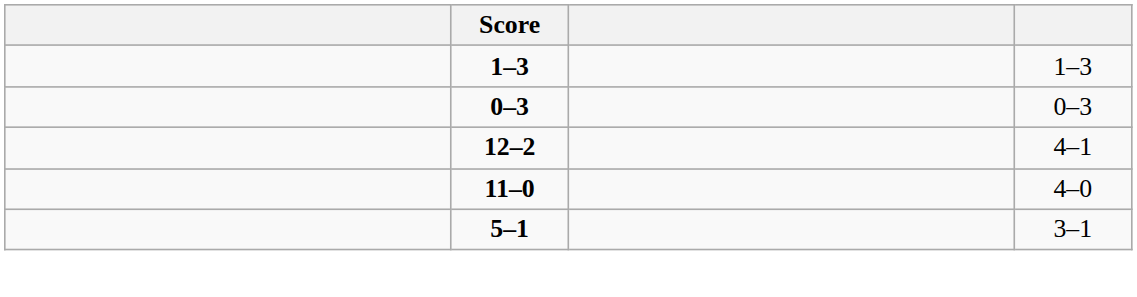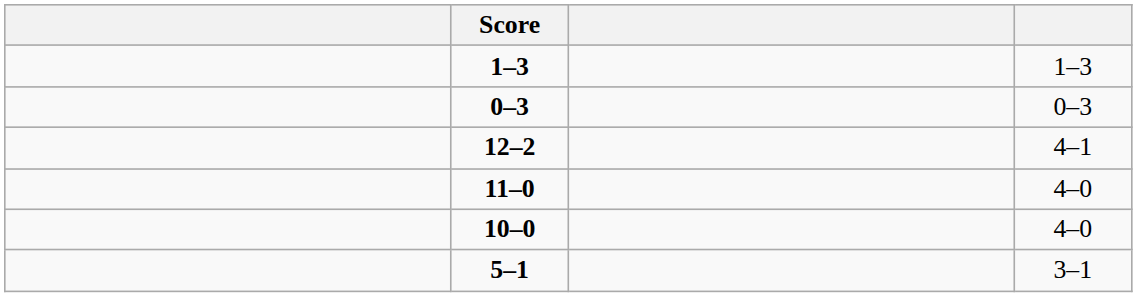+ row: (510, 229)
